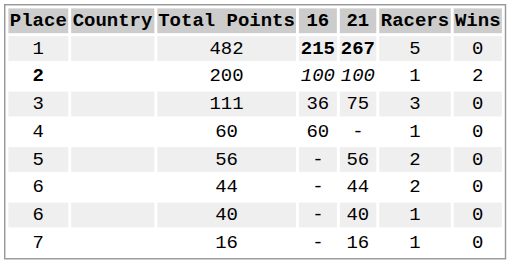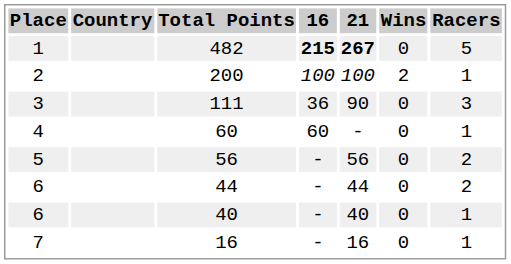columns swapped: (415, 21) <-> (478, 21)
(38, 76) bold -> (38, 76) normal
(358, 104) 75 -> (358, 104) 90
